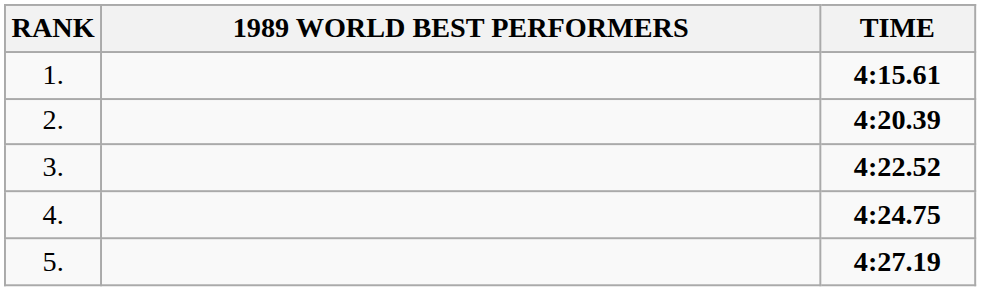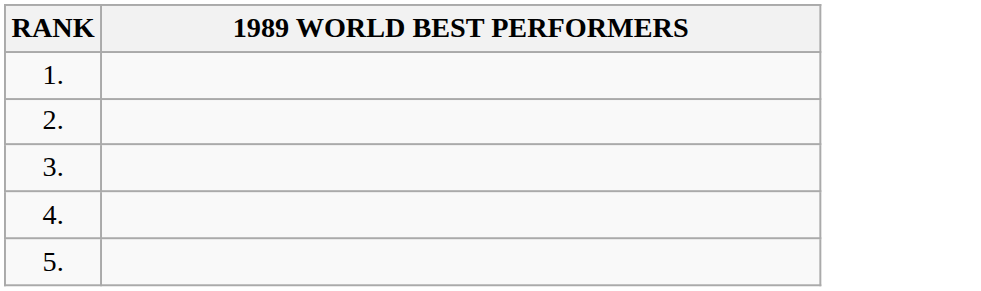- column: (897, 28)
